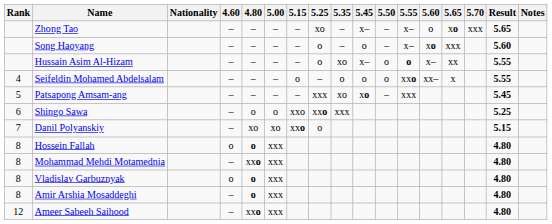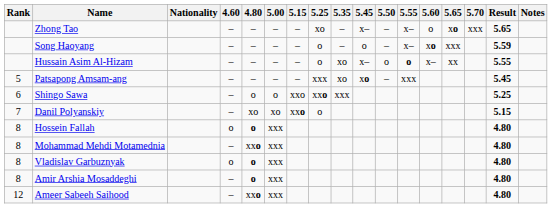(502, 46) 5.60 -> (502, 46) 5.59
- row: (99, 79)
